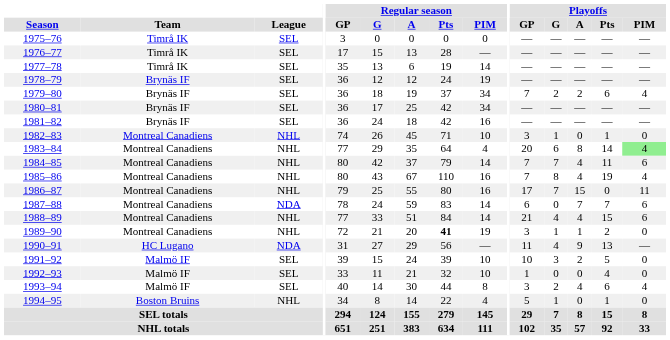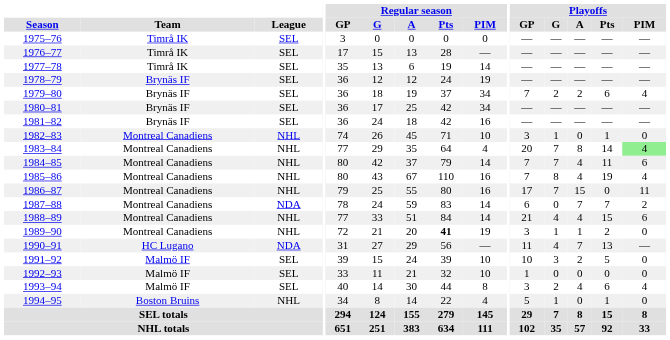(556, 149) 6 -> (556, 149) 7
(644, 204) 6 -> (644, 204) 2
(580, 245) 9 -> (580, 245) 7
(607, 273) 4 -> (607, 273) 0
